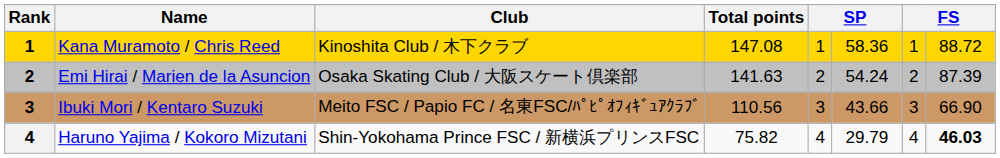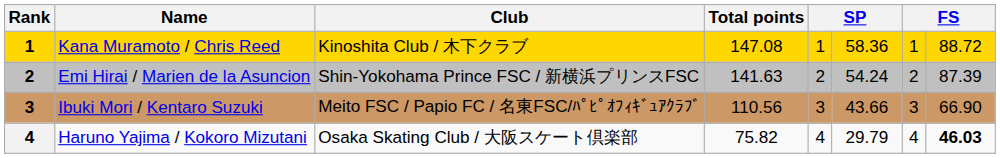(478, 76) Osaka Skating Club / 大阪スケート倶楽部 -> (509, 76) Shin-Yokohama Prince FSC / 新横浜プリンスFSC
(509, 137) Shin-Yokohama Prince FSC / 新横浜プリンスFSC -> (478, 137) Osaka Skating Club / 大阪スケート倶楽部
